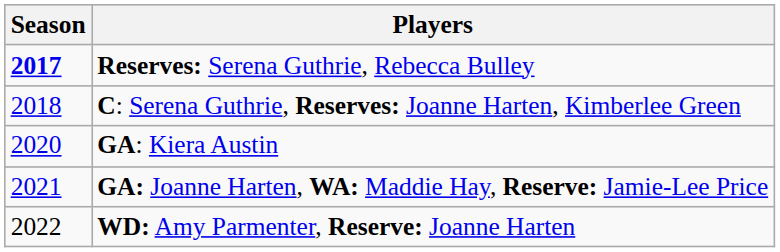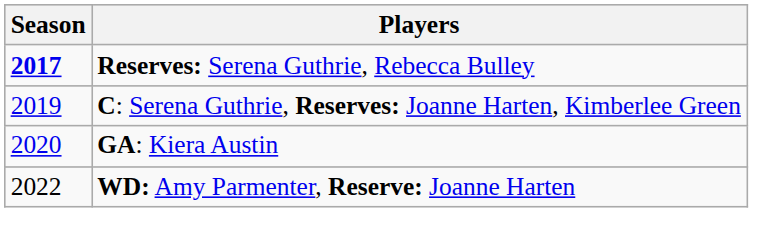(36, 105) 2018 -> (36, 105) 2019
- row: (433, 186)
